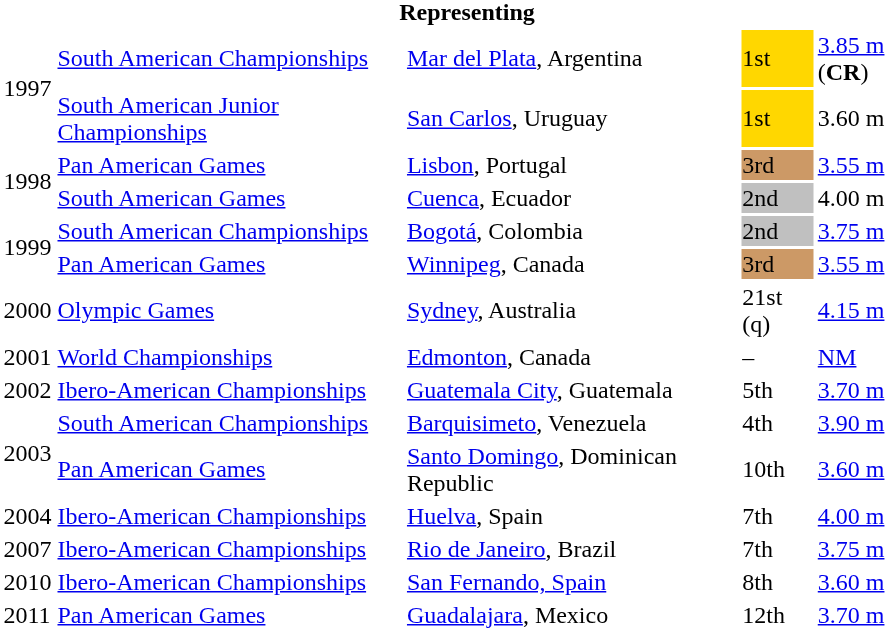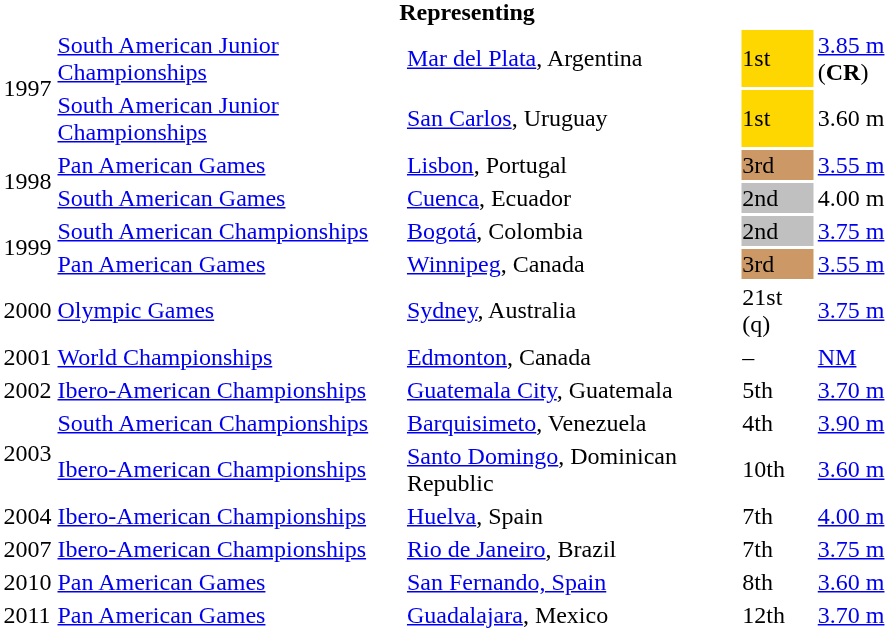(213, 58) South American Championships -> (168, 58) South American Junior Championships
(851, 310) 4.15 m -> (851, 310) 3.75 m
(161, 469) Pan American Games -> (212, 469) Ibero-American Championships
(212, 581) Ibero-American Championships -> (161, 581) Pan American Games
